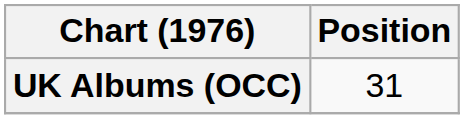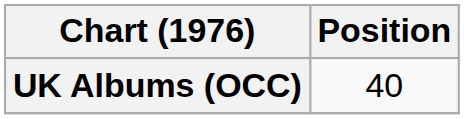(384, 85) 31 -> (384, 85) 40
